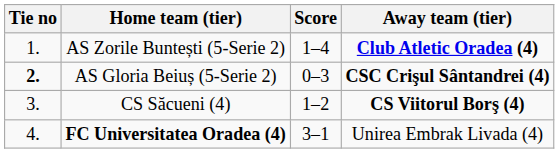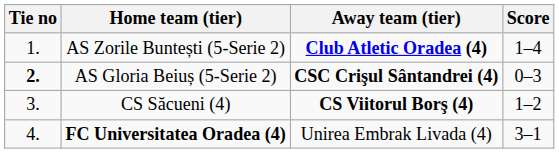columns swapped: (316, 18) <-> (447, 18)
